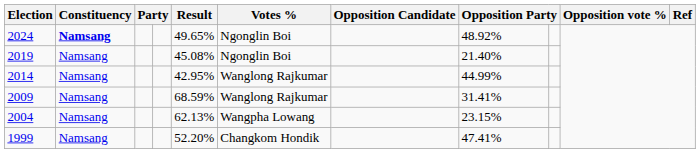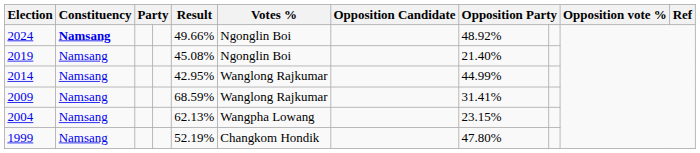(194, 35) 49.65% -> (194, 35) 49.66%
(194, 138) 52.20% -> (194, 138) 52.19%
(482, 138) 47.41% -> (482, 138) 47.80%
